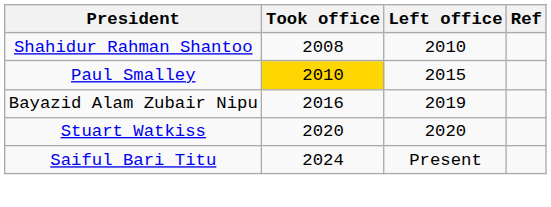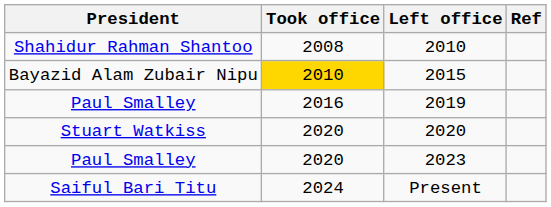(133, 75) Paul Smalley -> (133, 75) Bayazid Alam Zubair Nipu
(133, 103) Bayazid Alam Zubair Nipu -> (133, 103) Paul Smalley
+ row: (445, 160)
